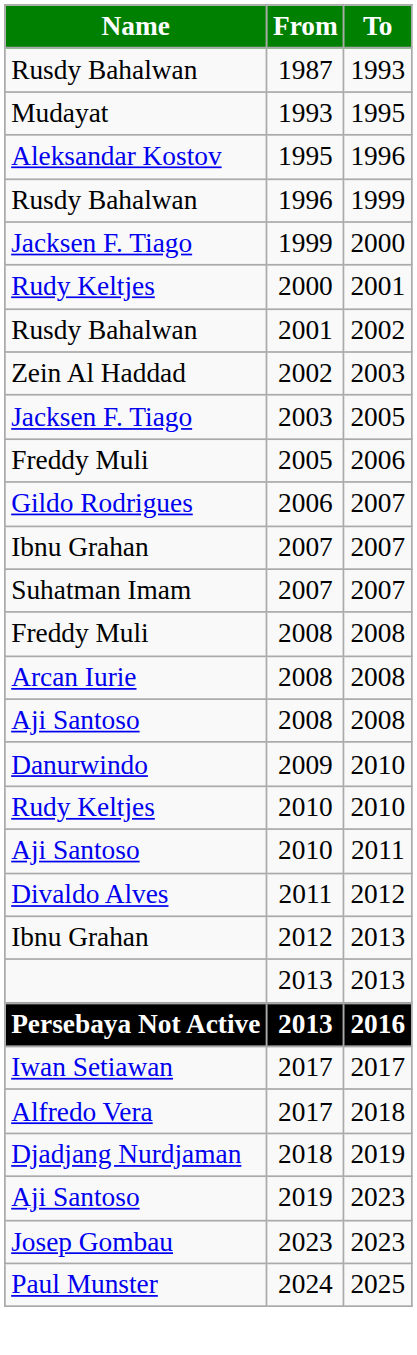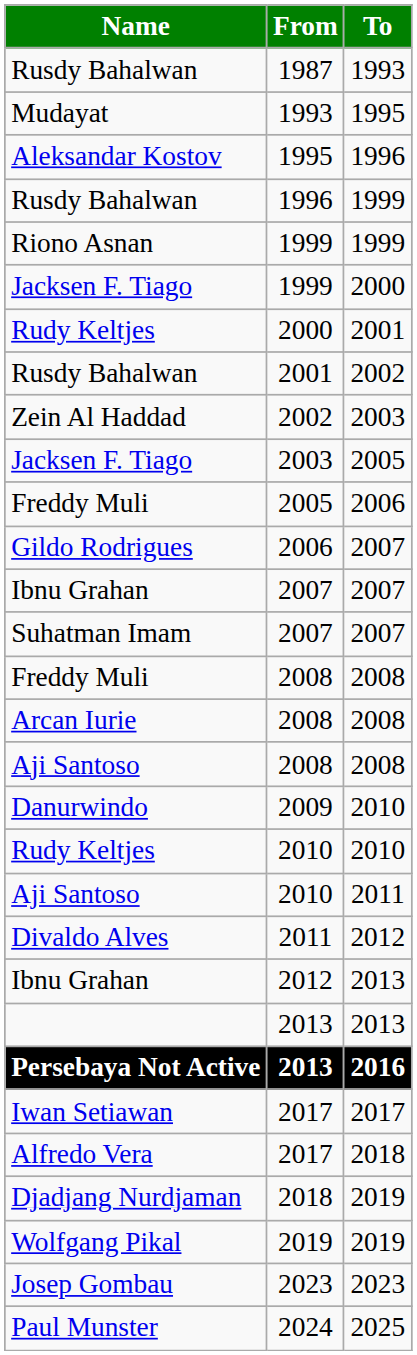+ row: (82, 243)
+ row: (96, 1241)
- row: (75, 1197)
